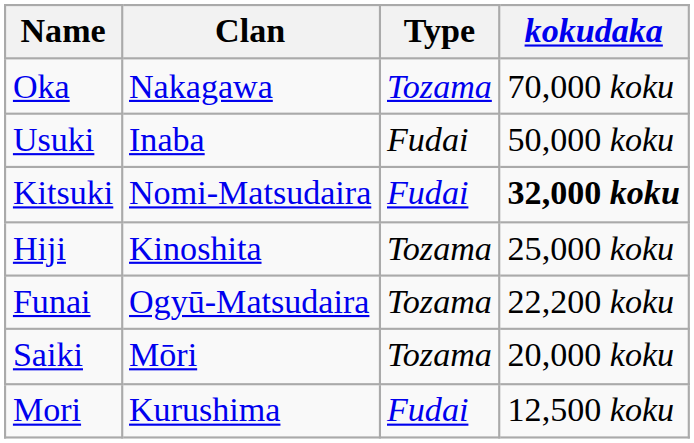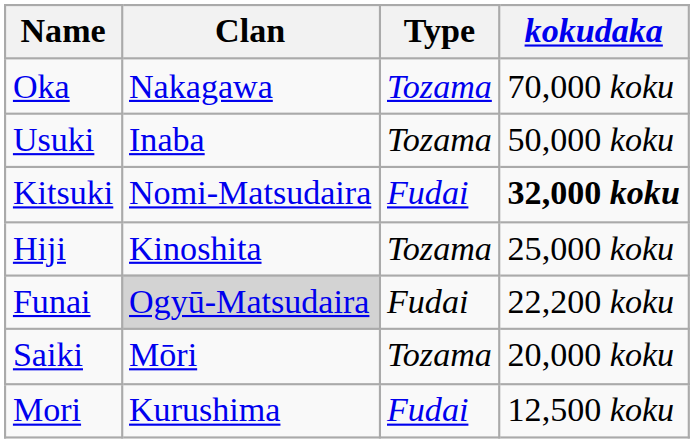(428, 139) Fudai -> (439, 139) Tozama
(249, 301) no background -> (249, 301) lightgrey background
(439, 301) Tozama -> (428, 301) Fudai
